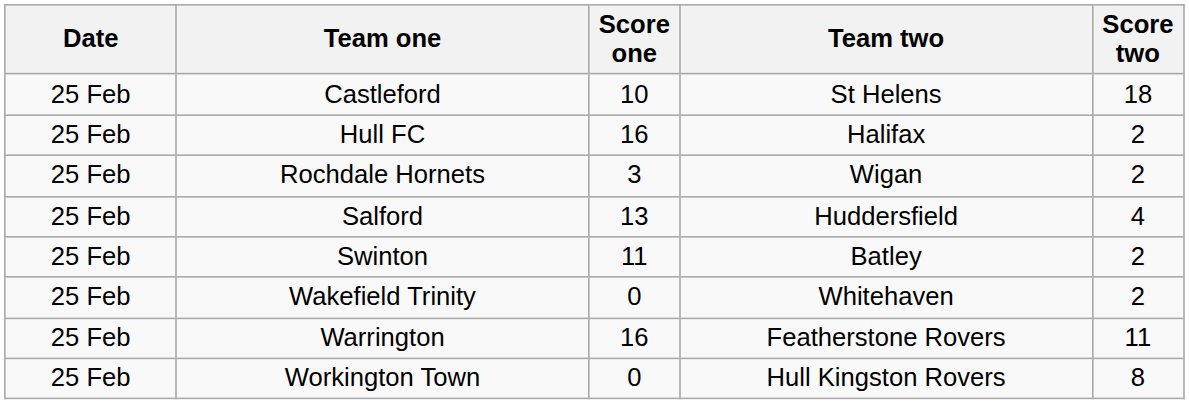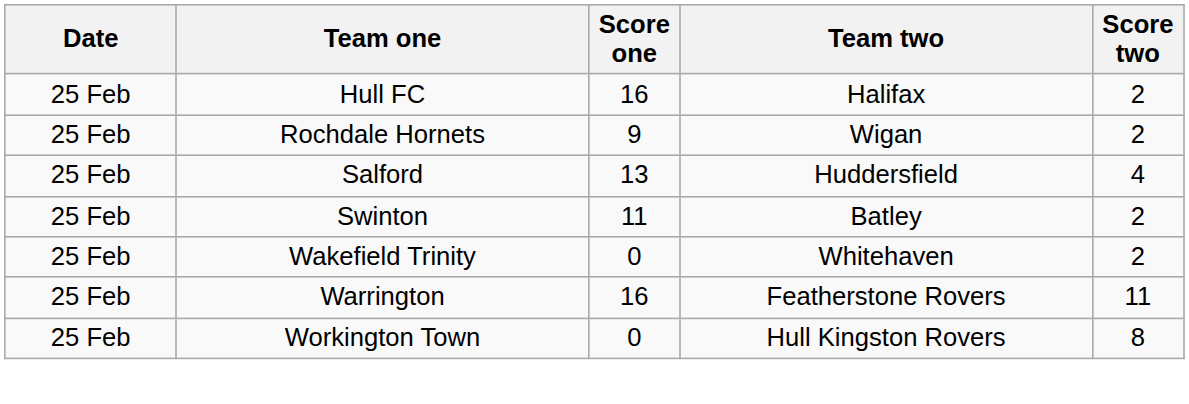- row: (382, 94)
(634, 175) 3 -> (634, 134) 9
